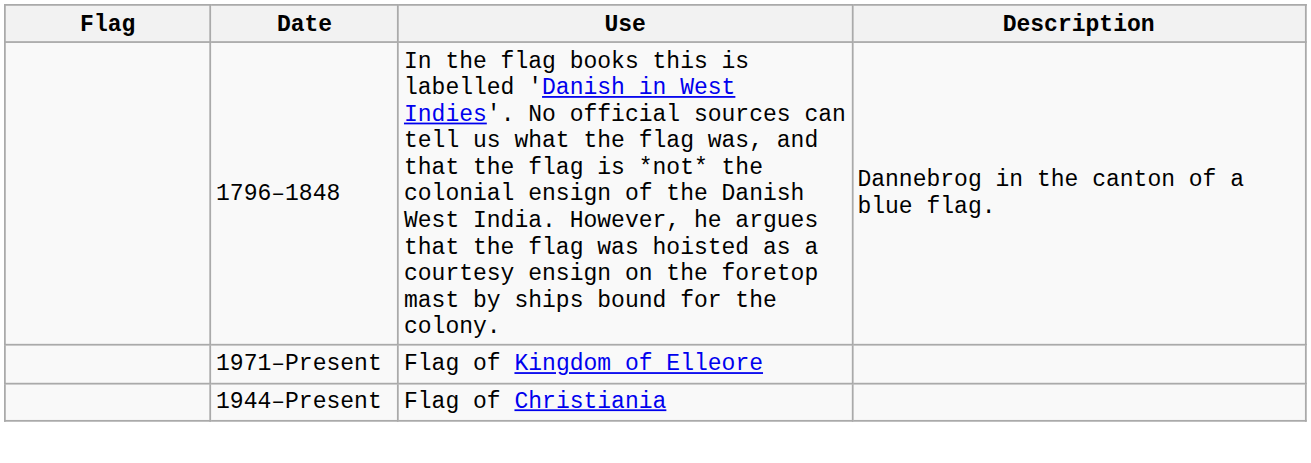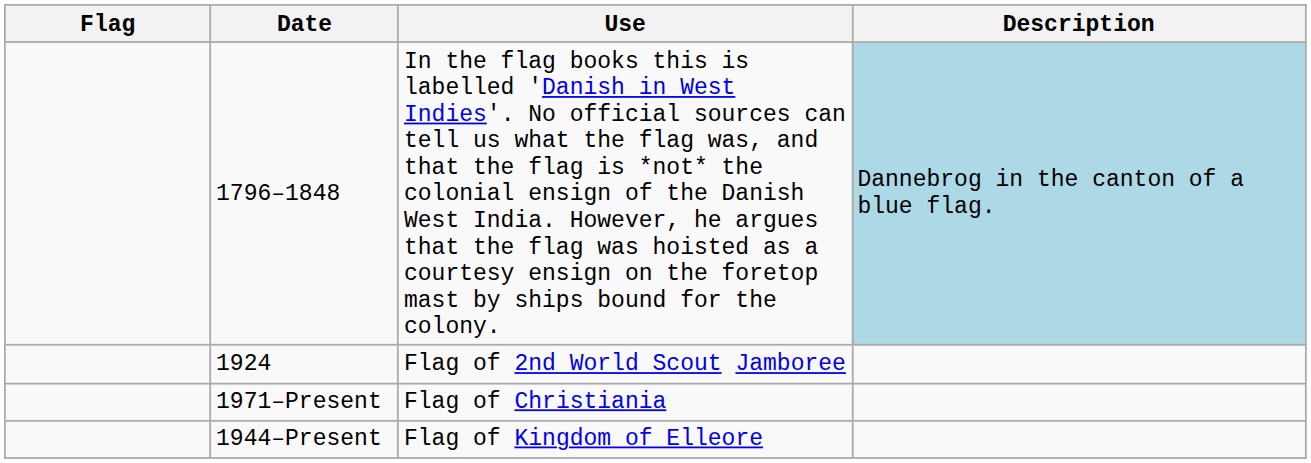(1051, 194) no background -> (1051, 194) lightblue background
+ row: (244, 364)
(583, 364) Flag of Kingdom of Elleore -> (535, 402) Flag of Christiania
(535, 402) Flag of Christiania -> (583, 439) Flag of Kingdom of Elleore
